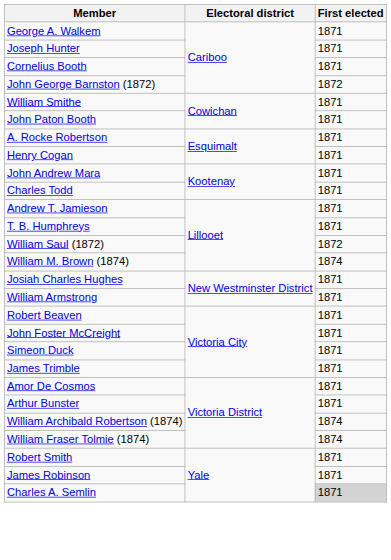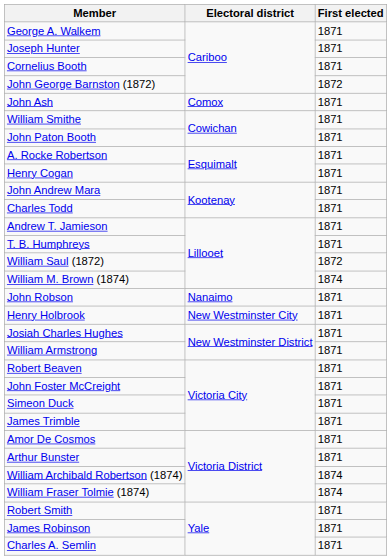+ row: (30, 102)
+ row: (40, 297)
+ row: (46, 315)
(330, 492) lightgrey background -> (330, 546) no background
